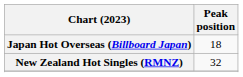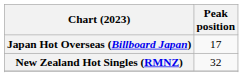(216, 44) 18 -> (216, 44) 17
